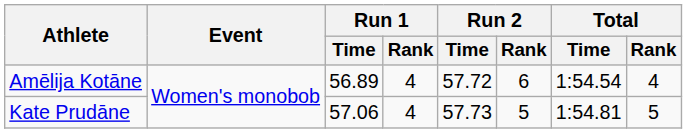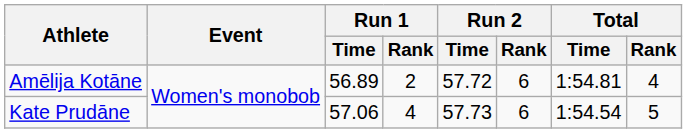(411, 81) 4 -> (411, 81) 2
(589, 81) 1:54.54 -> (589, 81) 1:54.81
(524, 112) 5 -> (524, 112) 6
(589, 112) 1:54.81 -> (589, 112) 1:54.54
